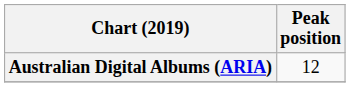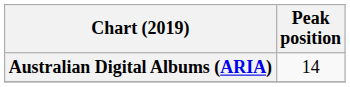(311, 67) 12 -> (311, 67) 14
